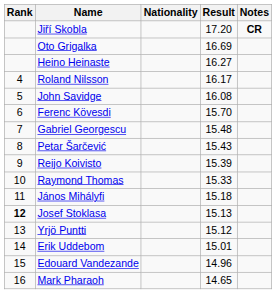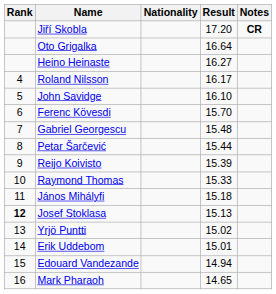(219, 46) 16.69 -> (219, 46) 16.64
(219, 96) 16.08 -> (219, 96) 16.10
(219, 146) 15.43 -> (219, 146) 15.44
(219, 230) 15.12 -> (219, 230) 15.02
(219, 264) 14.96 -> (219, 264) 14.94
